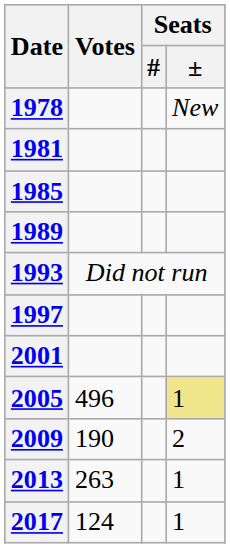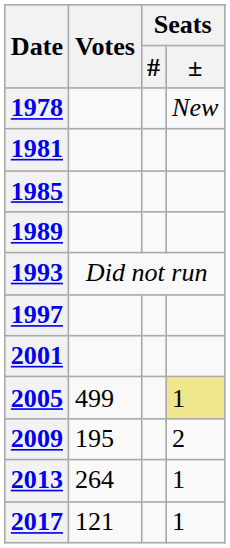(95, 397) 496 -> (95, 397) 499
(95, 438) 190 -> (95, 438) 195
(95, 480) 263 -> (95, 480) 264
(95, 521) 124 -> (95, 521) 121
